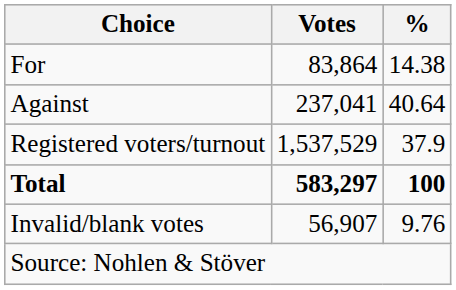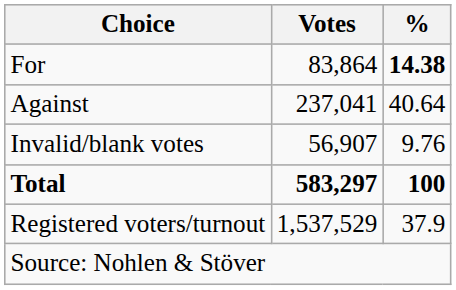(417, 64) normal -> (417, 64) bold
rows swapped: (107, 223) <-> (138, 143)
